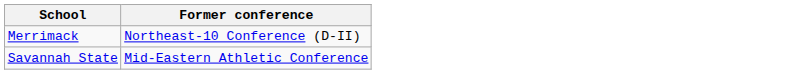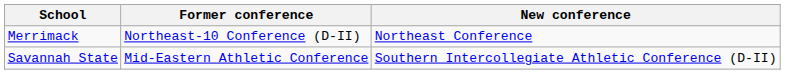+ column: (576, 15)
